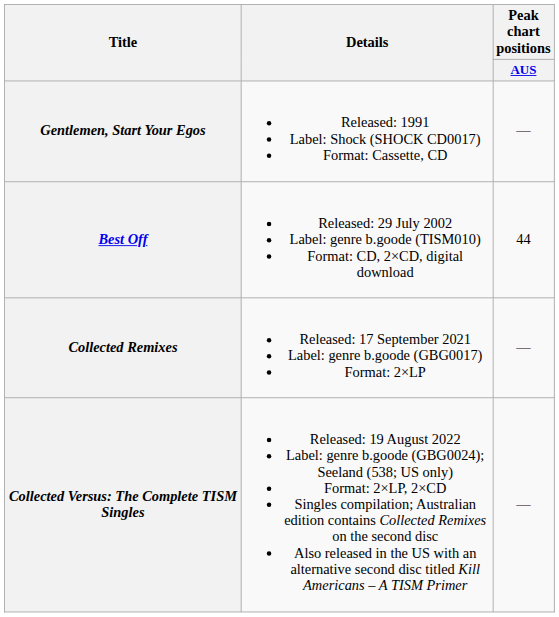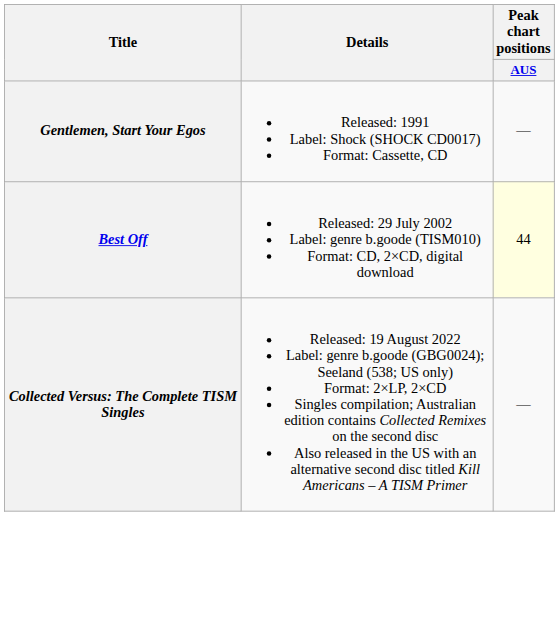(523, 239) no background -> (523, 239) lightyellow background
- row: (123, 347)
